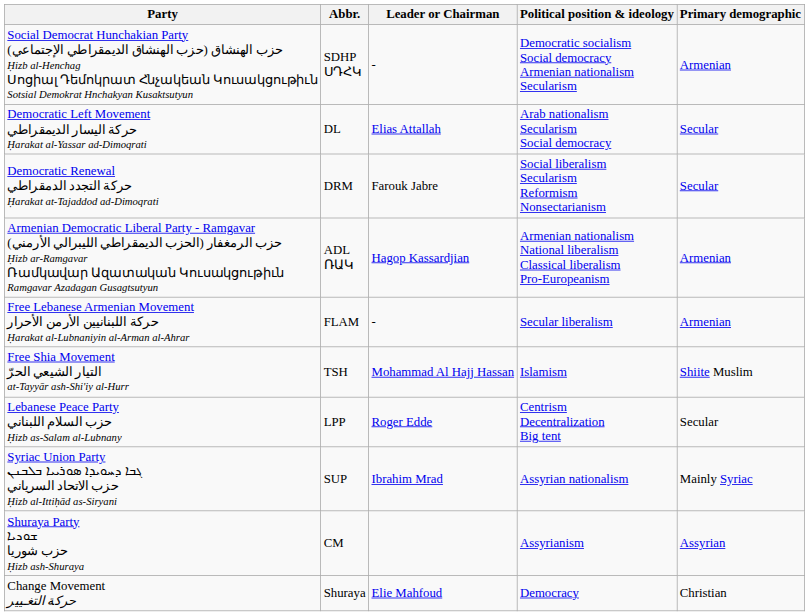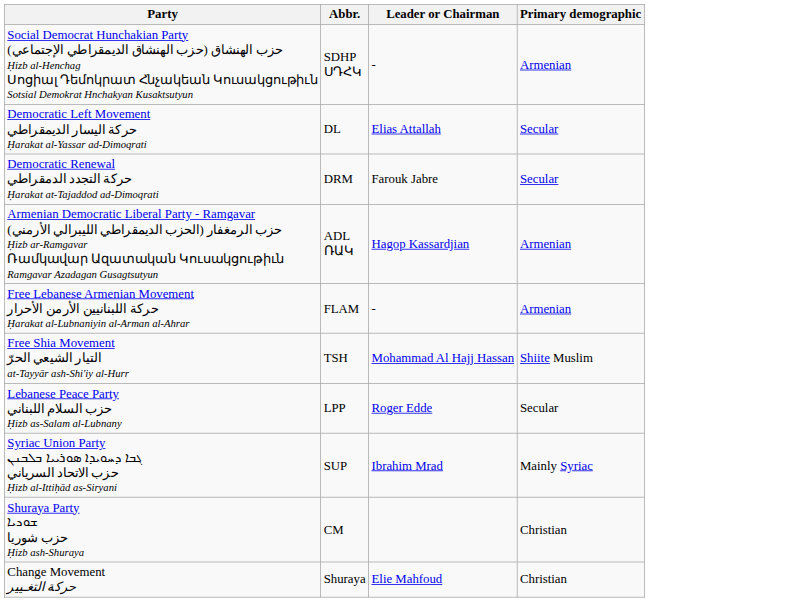- column: (597, 14)
(703, 543) Assyrian -> (543, 529) Christian
